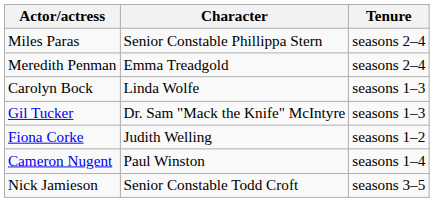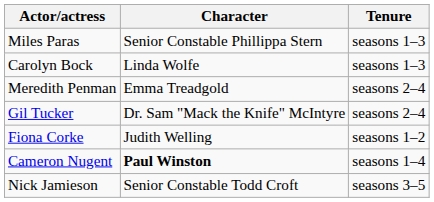(389, 40) seasons 2–4 -> (389, 40) seasons 1–3
rows swapped: (50, 88) <-> (62, 64)
(389, 112) seasons 1–3 -> (389, 112) seasons 2–4
(164, 161) normal -> (167, 161) bold
